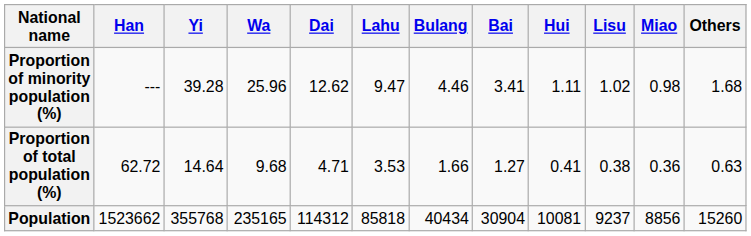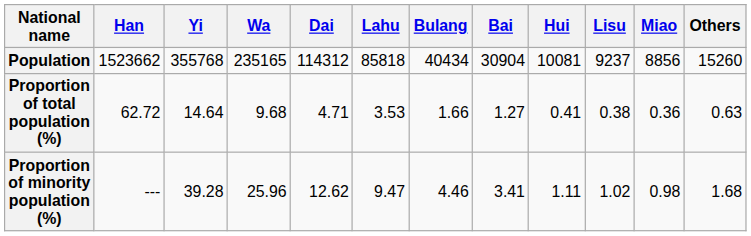rows swapped: (49, 219) <-> (49, 88)
